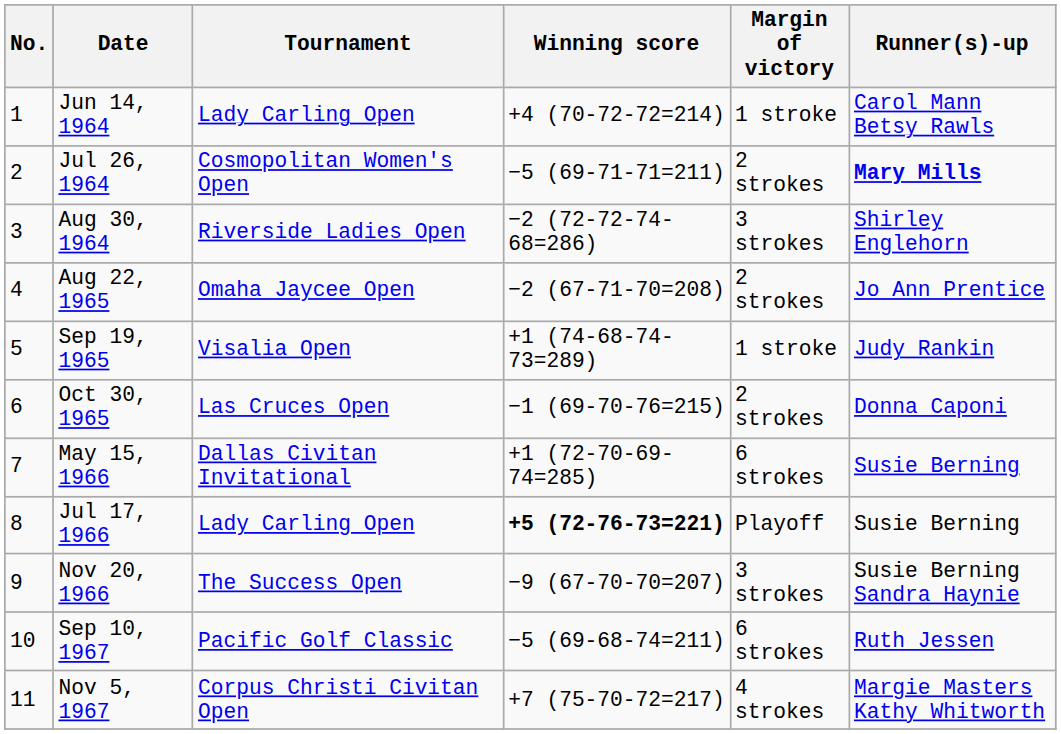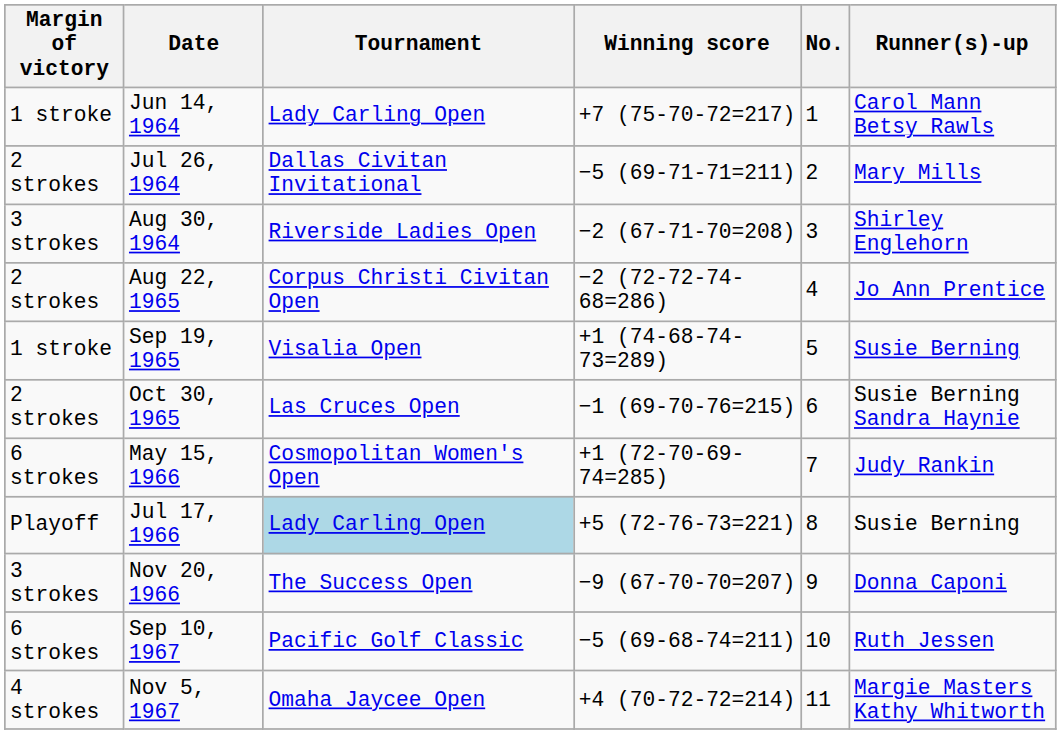columns swapped: (29, 46) <-> (789, 46)
(616, 117) +4 (70-72-72=214) -> (687, 117) +7 (75-70-72=217)
(325, 175) Cosmopolitan Women's Open -> (358, 175) Dallas Civitan Invitational
(918, 175) bold -> (918, 175) normal
(591, 234) −2 (72-72-74-68=286) -> (687, 234) −2 (67-71-70=208)
(306, 292) Omaha Jaycee Open -> (409, 292) Corpus Christi Civitan Open
(616, 292) −2 (67-71-70=208) -> (662, 292) −2 (72-72-74-68=286)
(924, 350) Judy Rankin -> (937, 350) Susie Berning
(930, 409) Donna Caponi -> (937, 409) Susie Berning Sandra Haynie
(287, 467) Dallas Civitan Invitational -> (396, 467) Cosmopolitan Women's Open
(937, 467) Susie Berning -> (924, 467) Judy Rankin
(306, 525) no background -> (377, 525) lightblue background
(616, 525) bold -> (687, 525) normal
(937, 584) Susie Berning Sandra Haynie -> (930, 584) Donna Caponi
(338, 701) Corpus Christi Civitan Open -> (377, 701) Omaha Jaycee Open
(616, 701) +7 (75-70-72=217) -> (687, 701) +4 (70-72-72=214)
